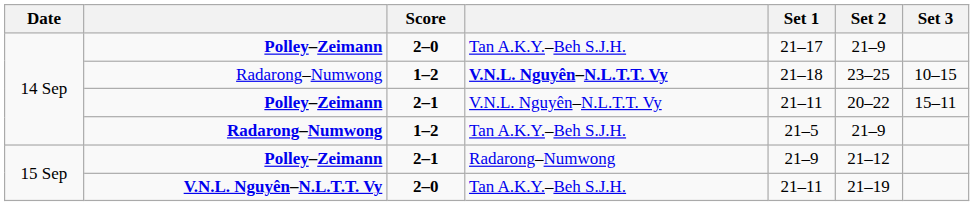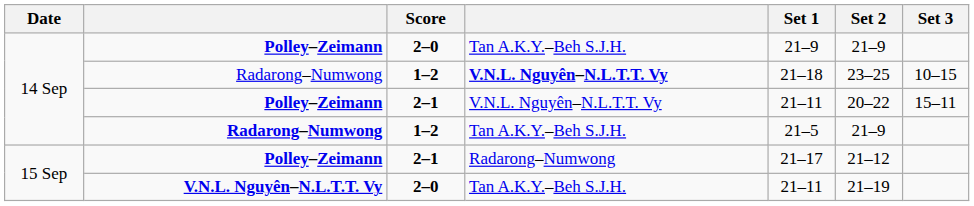(802, 46) 21–17 -> (802, 46) 21–9
(802, 159) 21–9 -> (802, 159) 21–17
